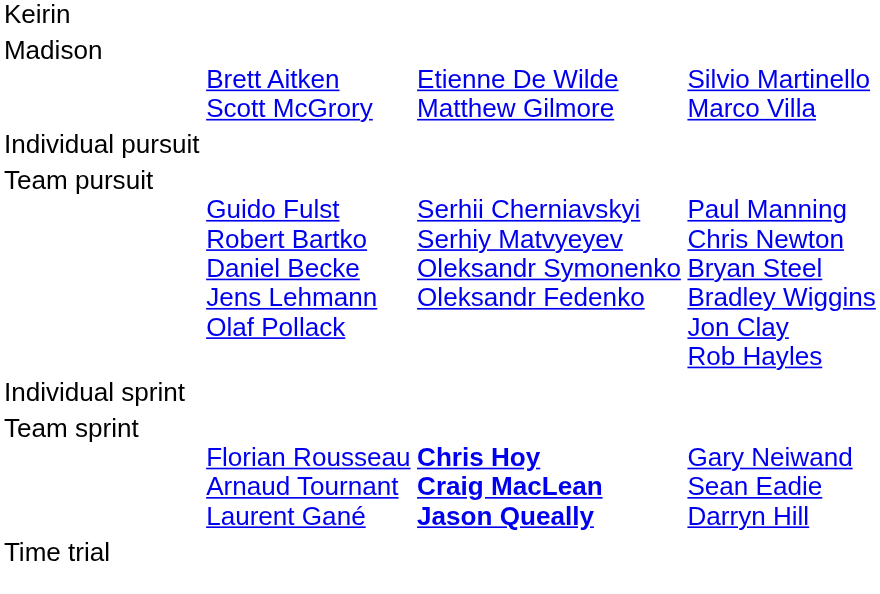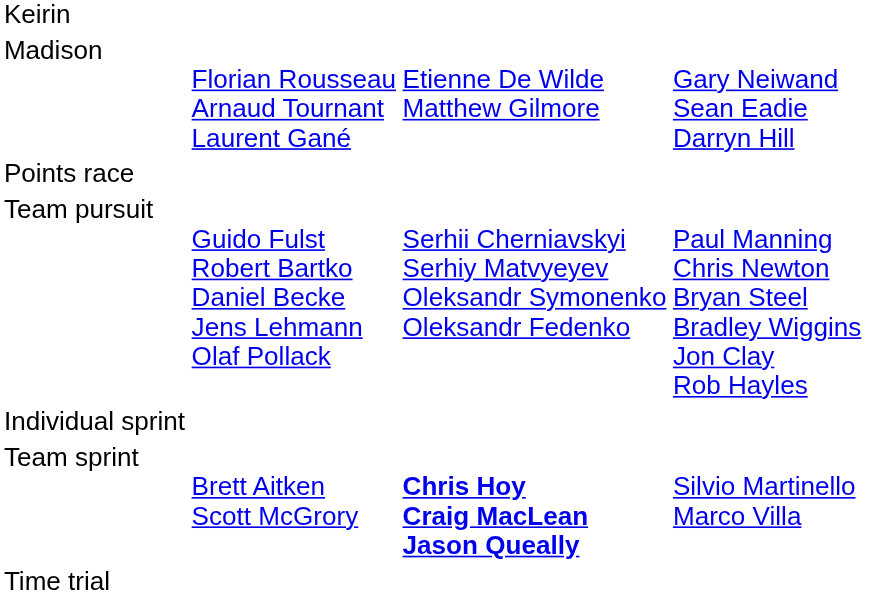(289, 94) Brett Aitken Scott McGrory -> (294, 108) Florian Rousseau Arnaud Tournant Laurent Gané
(779, 94) Silvio Martinello Marco Villa -> (756, 108) Gary Neiwand Sean Eadie Darryn Hill
+ row: (69, 173)
- row: (102, 144)
(308, 486) Florian Rousseau Arnaud Tournant Laurent Gané -> (275, 501) Brett Aitken Scott McGrory
(770, 486) Gary Neiwand Sean Eadie Darryn Hill -> (764, 501) Silvio Martinello Marco Villa
